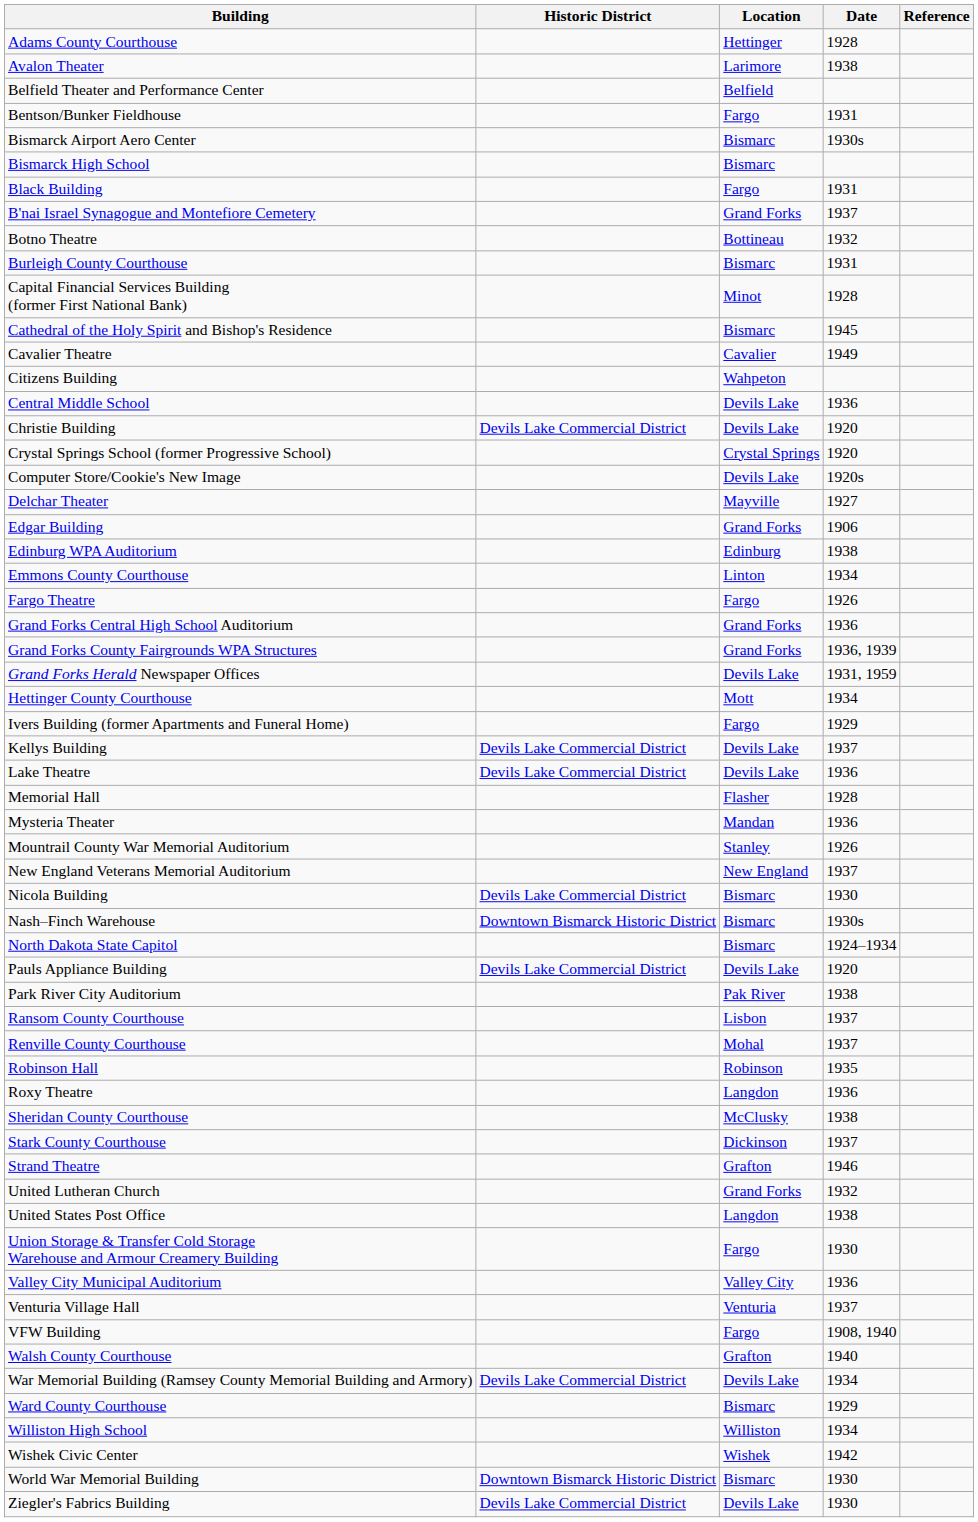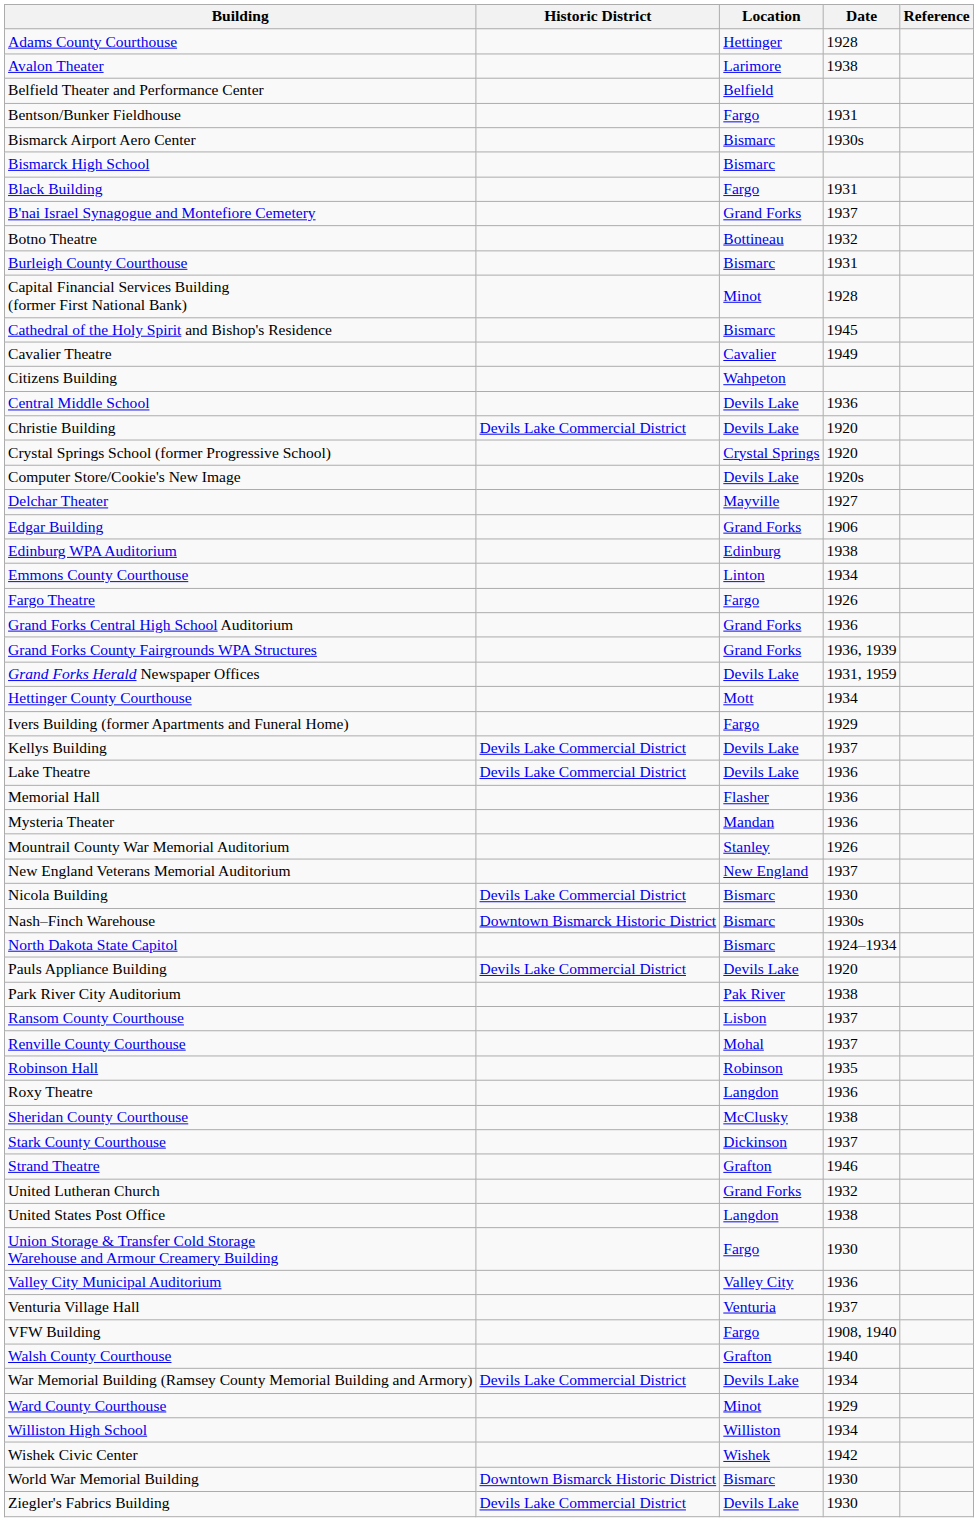(842, 797) 1928 -> (842, 797) 1936
(749, 1405) Bismarc -> (742, 1405) Minot
